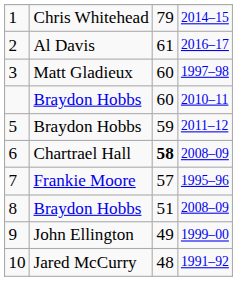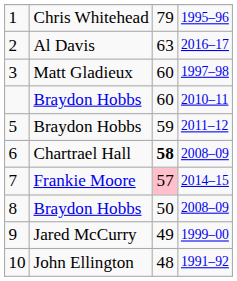(205, 18) 2014–15 -> (205, 18) 1995–96
(165, 45) 61 -> (165, 45) 63
(165, 180) no background -> (165, 180) pink background
(205, 180) 1995–96 -> (205, 180) 2014–15
(165, 208) 51 -> (165, 208) 50
(84, 235) John Ellington -> (85, 235) Jared McCurry
(85, 262) Jared McCurry -> (84, 262) John Ellington
